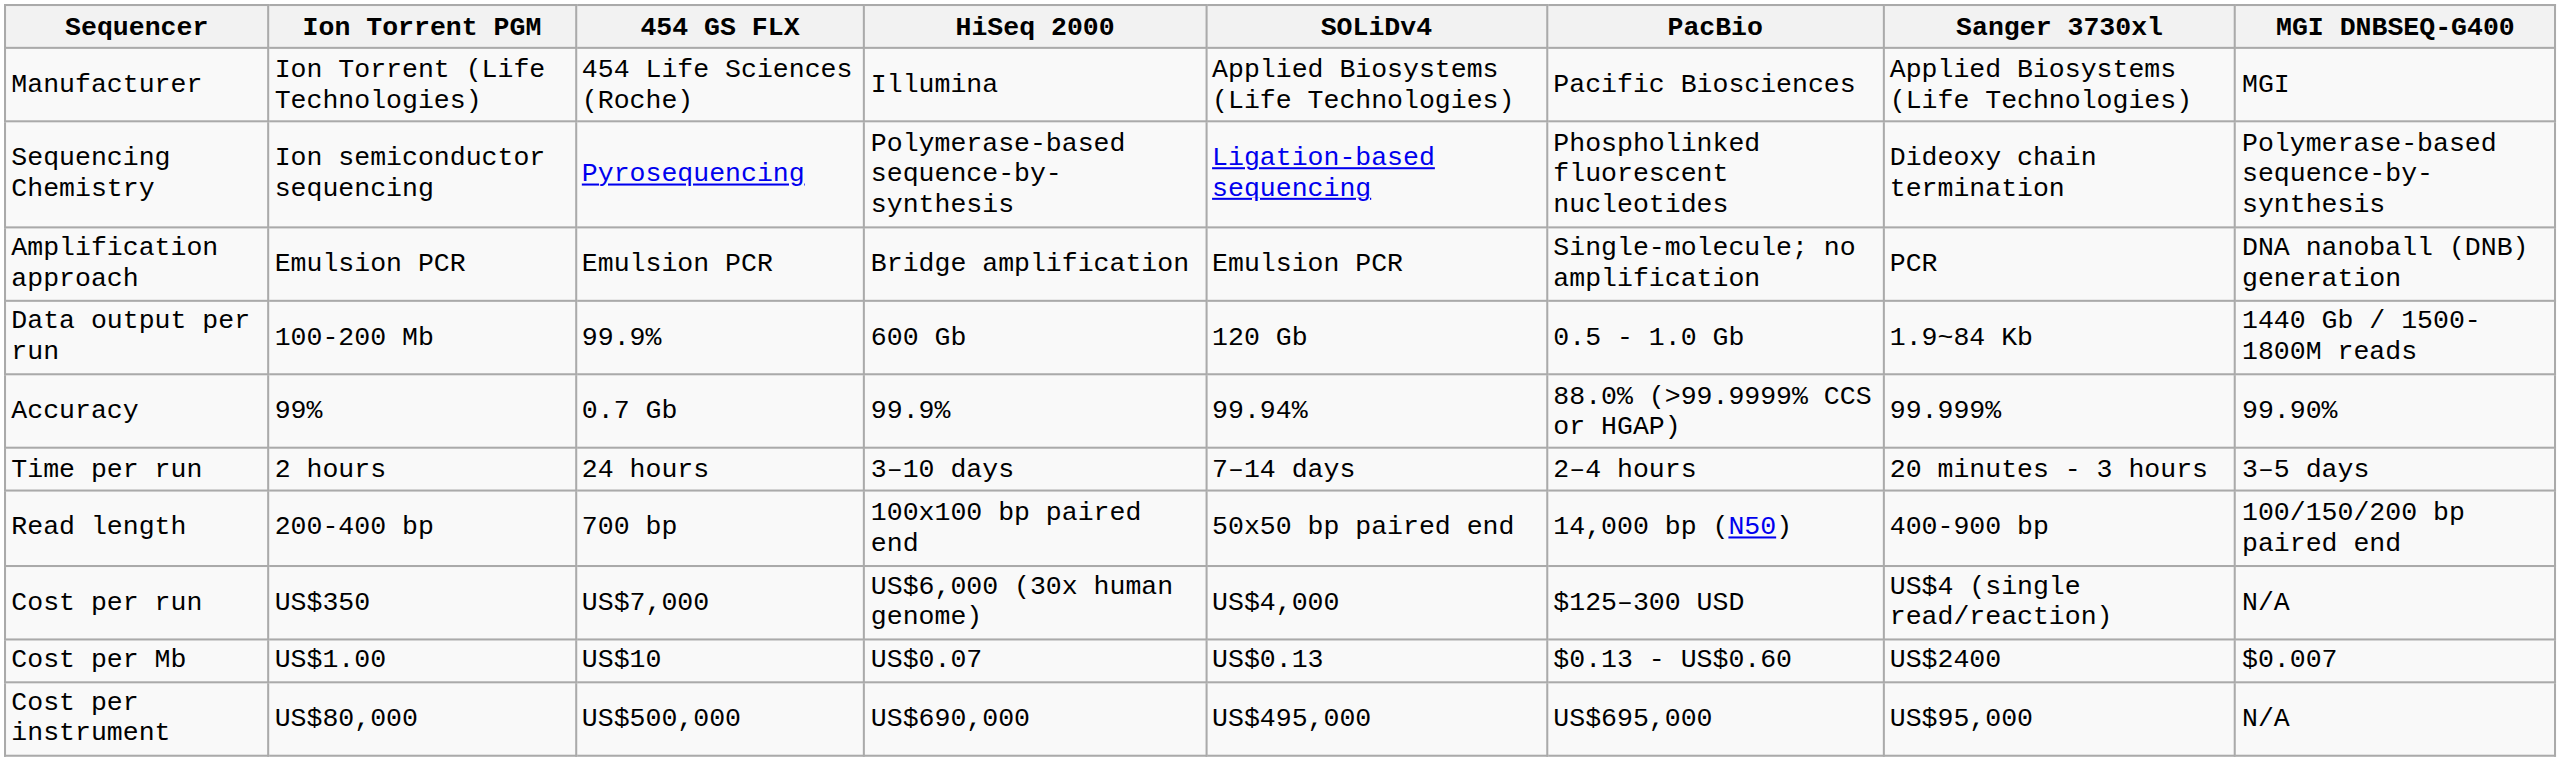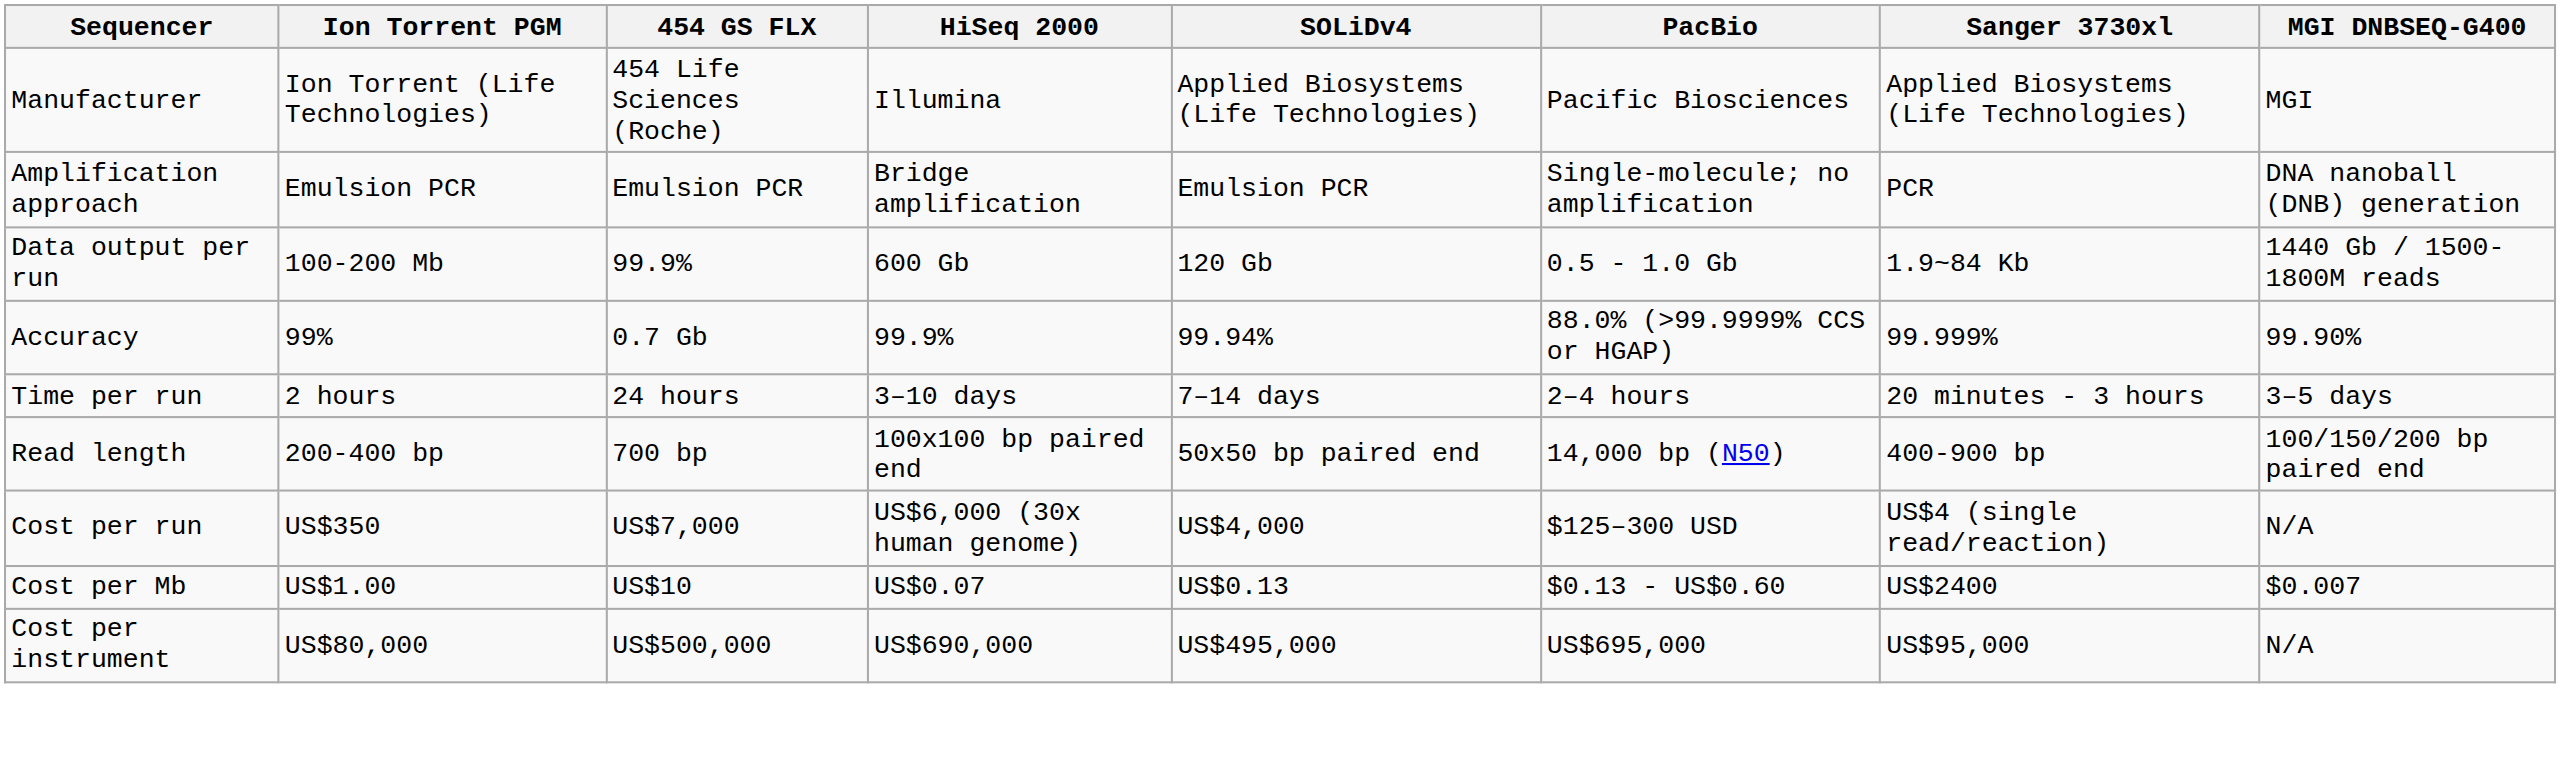- row: (91, 174)
